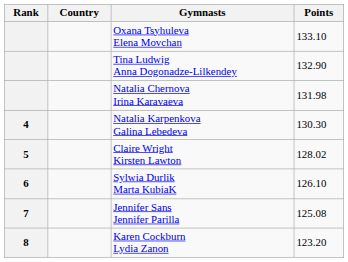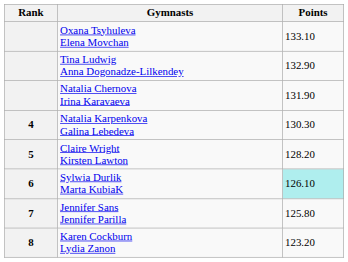- column: (79, 13)
(311, 95) 131.98 -> (300, 95) 131.90
(311, 154) 128.02 -> (300, 154) 128.20
(311, 183) no background -> (300, 183) paleturquoise background
(311, 213) 125.08 -> (300, 213) 125.80
